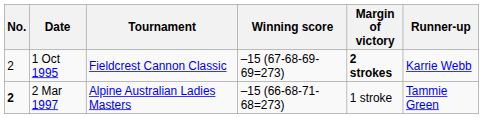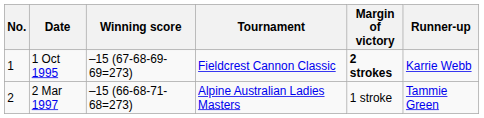columns swapped: (162, 27) <-> (293, 27)
(10, 66) 2 -> (10, 66) 1
(10, 98) bold -> (10, 98) normal
